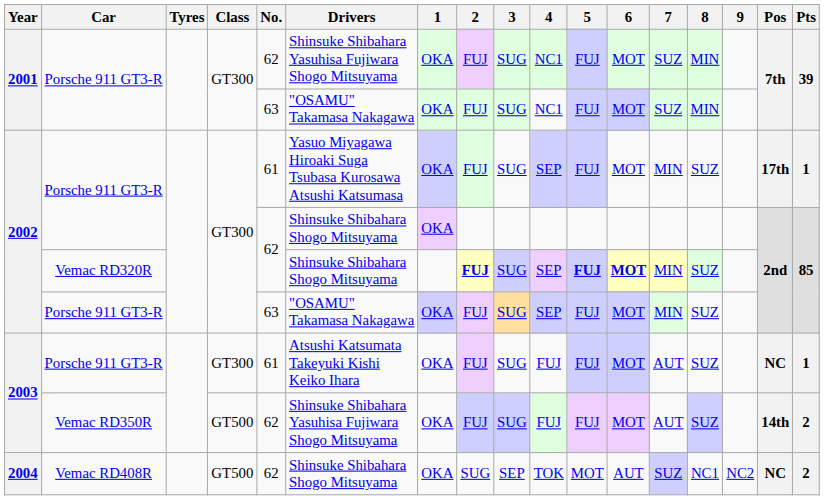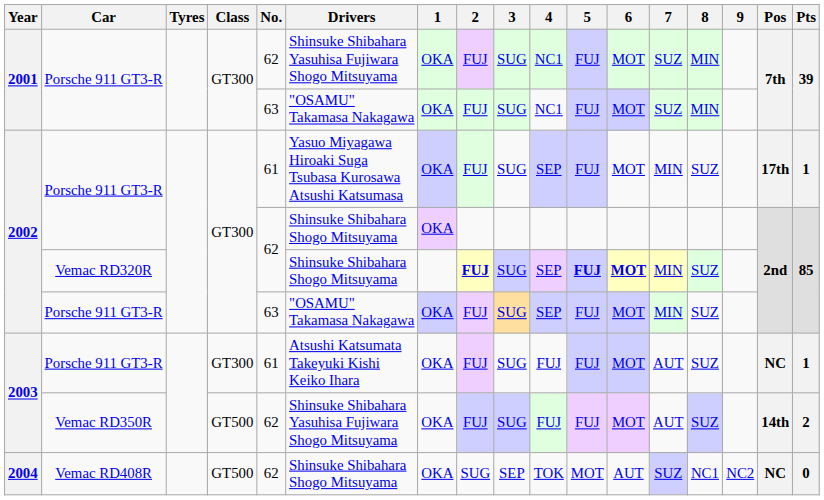(806, 473) 2 -> (806, 473) 0
